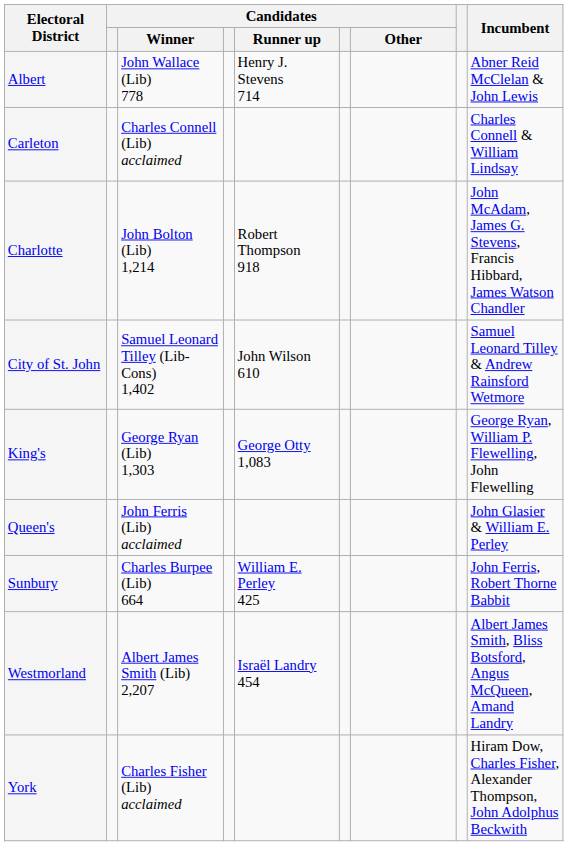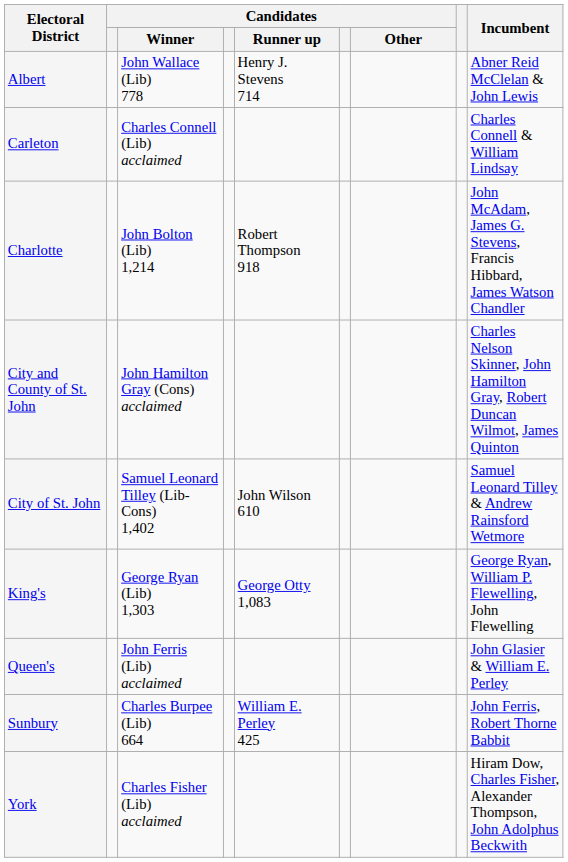+ row: (47, 389)
- row: (47, 673)
